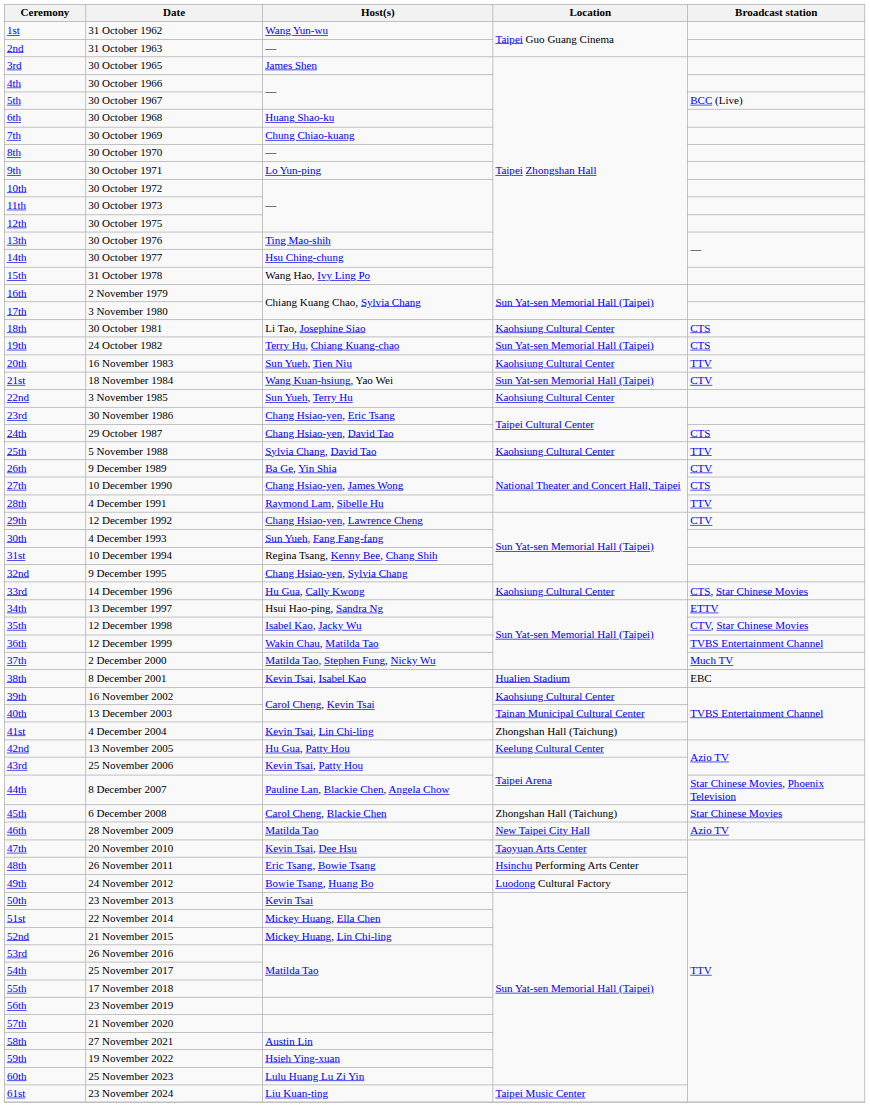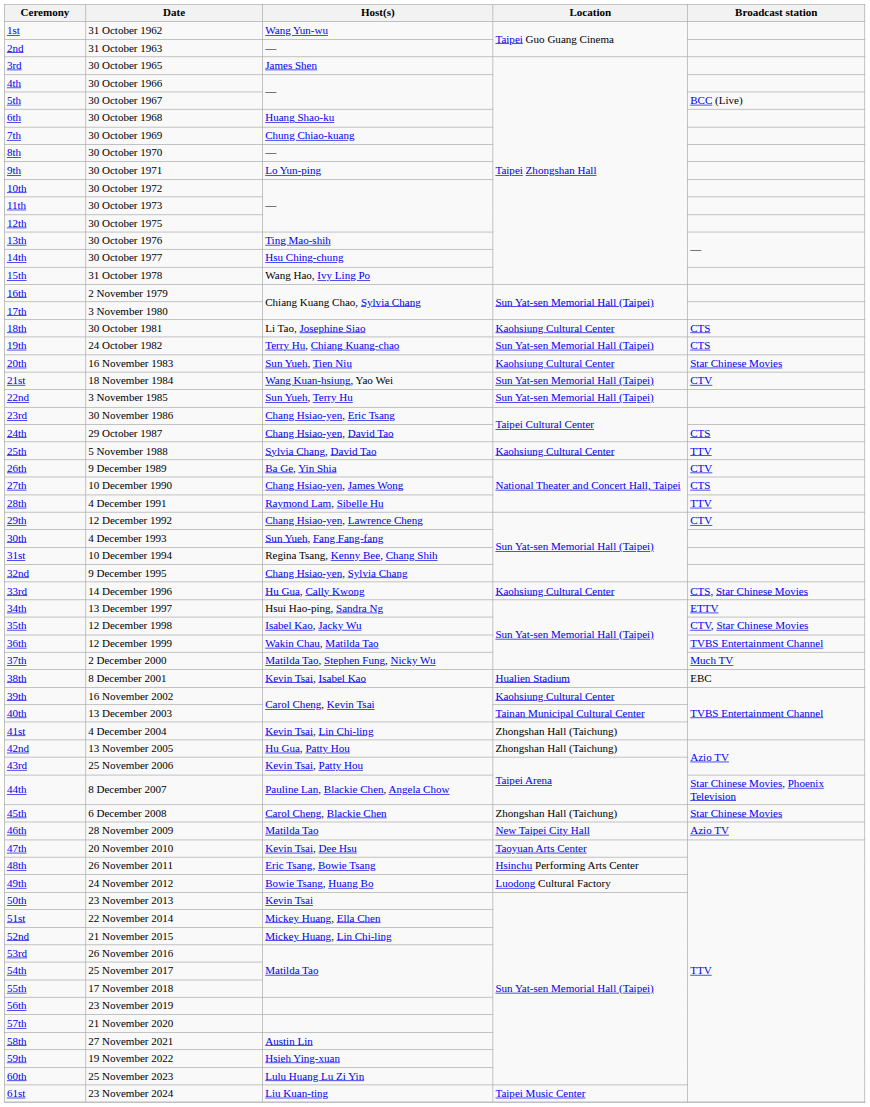(701, 363) TTV -> (736, 363) Star Chinese Movies
(555, 398) Kaohsiung Cultural Center -> (575, 398) Sun Yat-sen Memorial Hall (Taipei)
(550, 748) Keelung Cultural Center -> (556, 748) Zhongshan Hall (Taichung)
